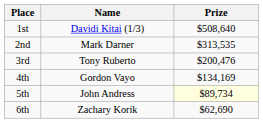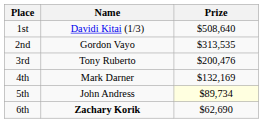(107, 45) Mark Darner -> (107, 45) Gordon Vayo
(107, 77) Gordon Vayo -> (107, 77) Mark Darner
(216, 77) $134,169 -> (216, 77) $132,169
(107, 110) normal -> (107, 110) bold
